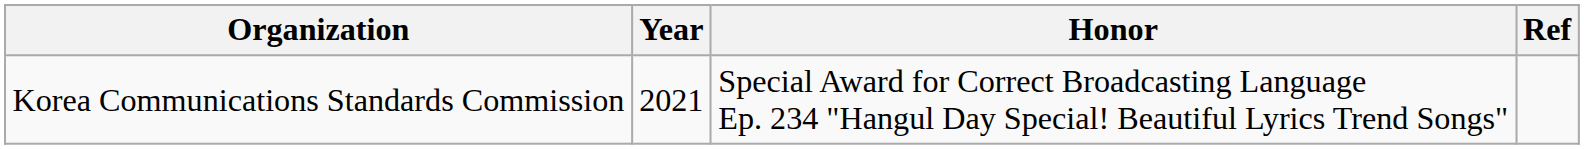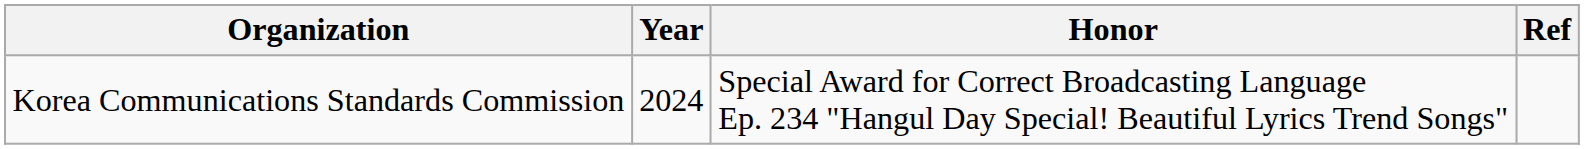(671, 99) 2021 -> (671, 99) 2024
